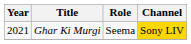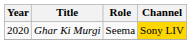(18, 30) 2021 -> (18, 30) 2020
